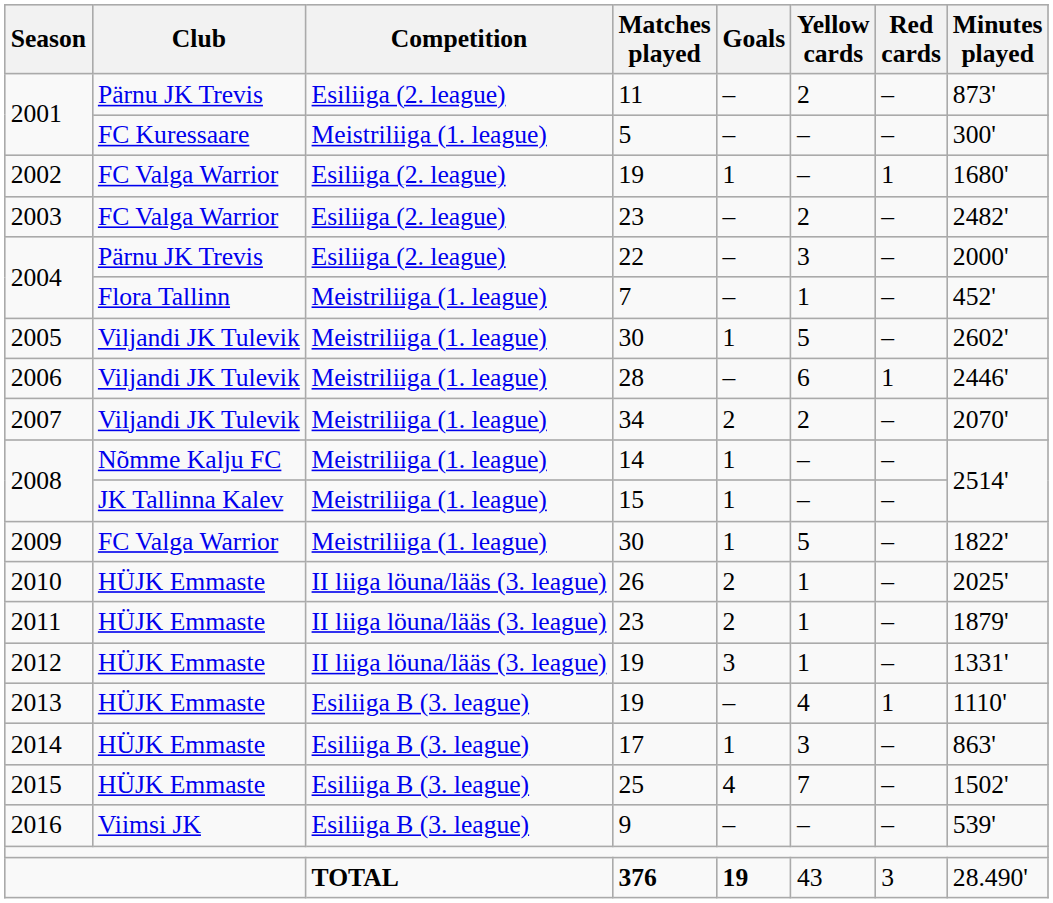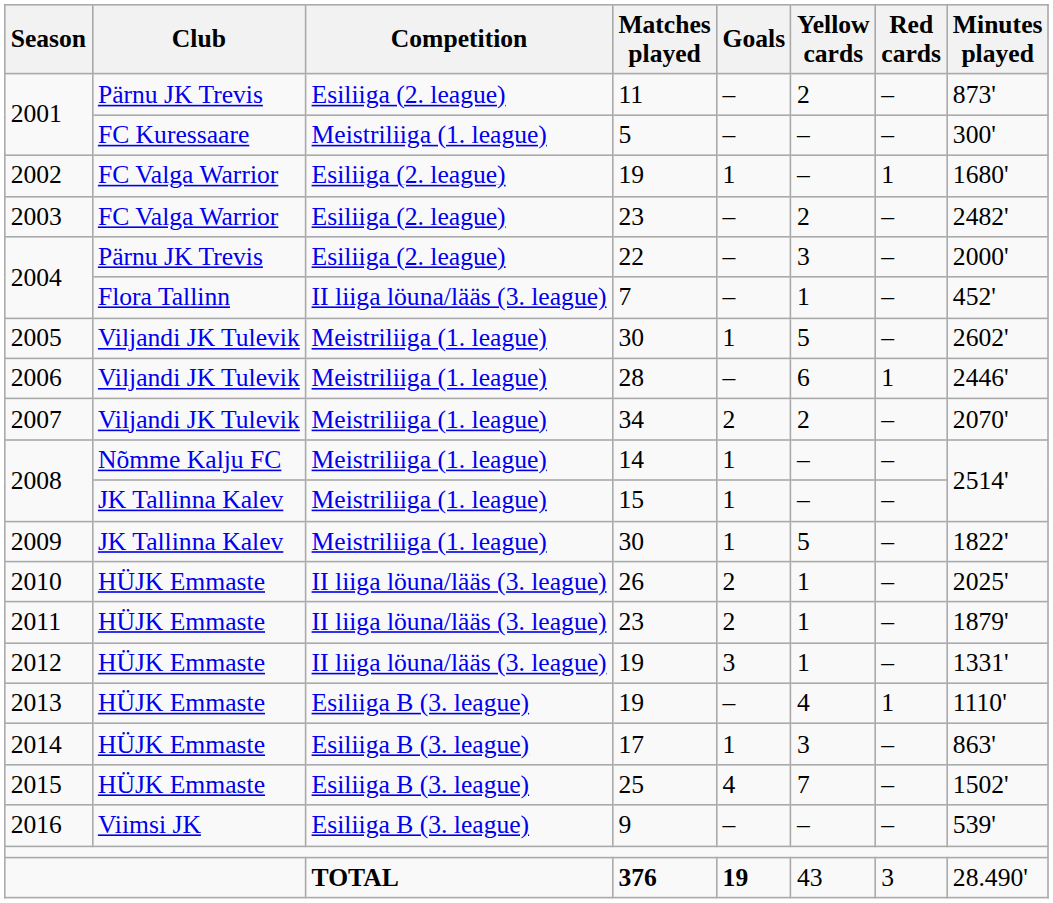(429, 297) Meistriliiga (1. league) -> (459, 297) II liiga löuna/lääs (3. league)
(188, 540) FC Valga Warrior -> (191, 540) JK Tallinna Kalev
